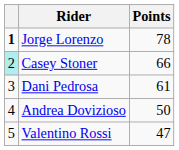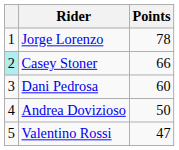(11, 40) bold -> (11, 40) normal
(163, 87) 61 -> (163, 87) 60
